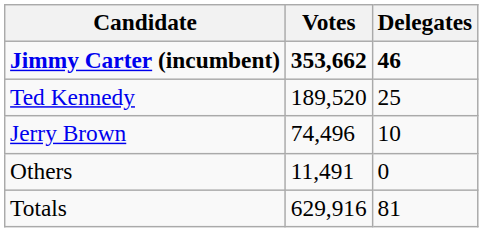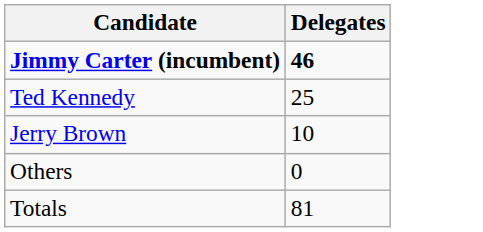- column: (329, 23)
